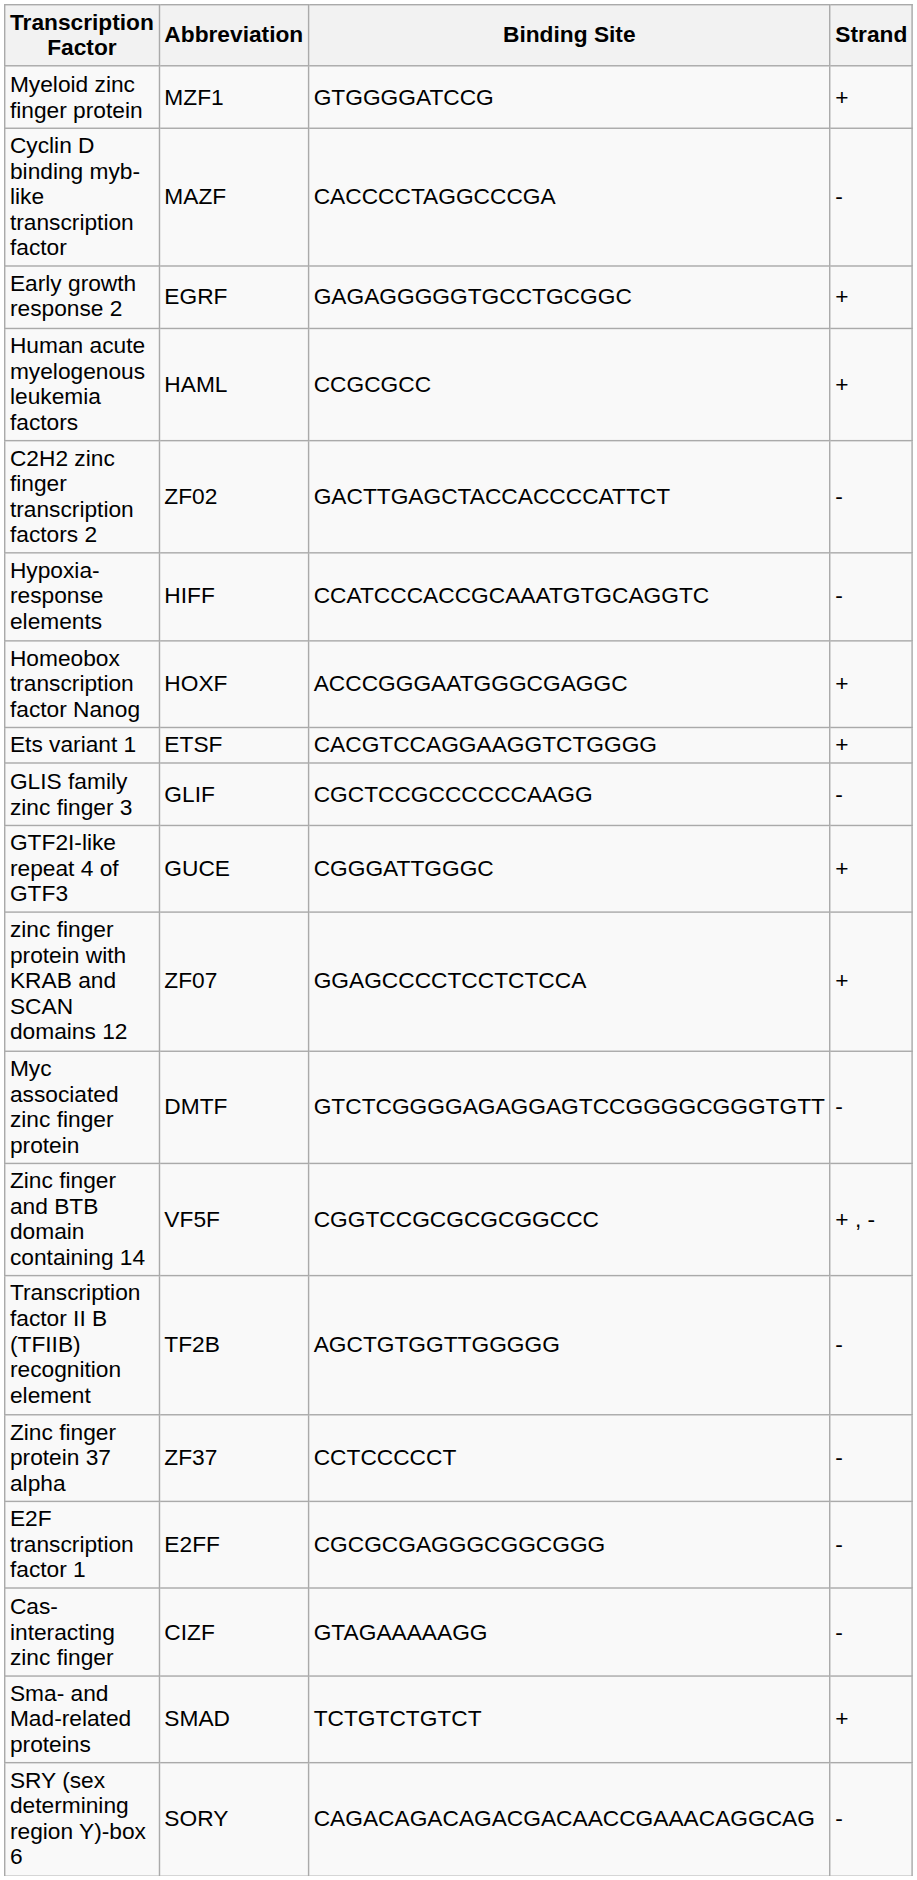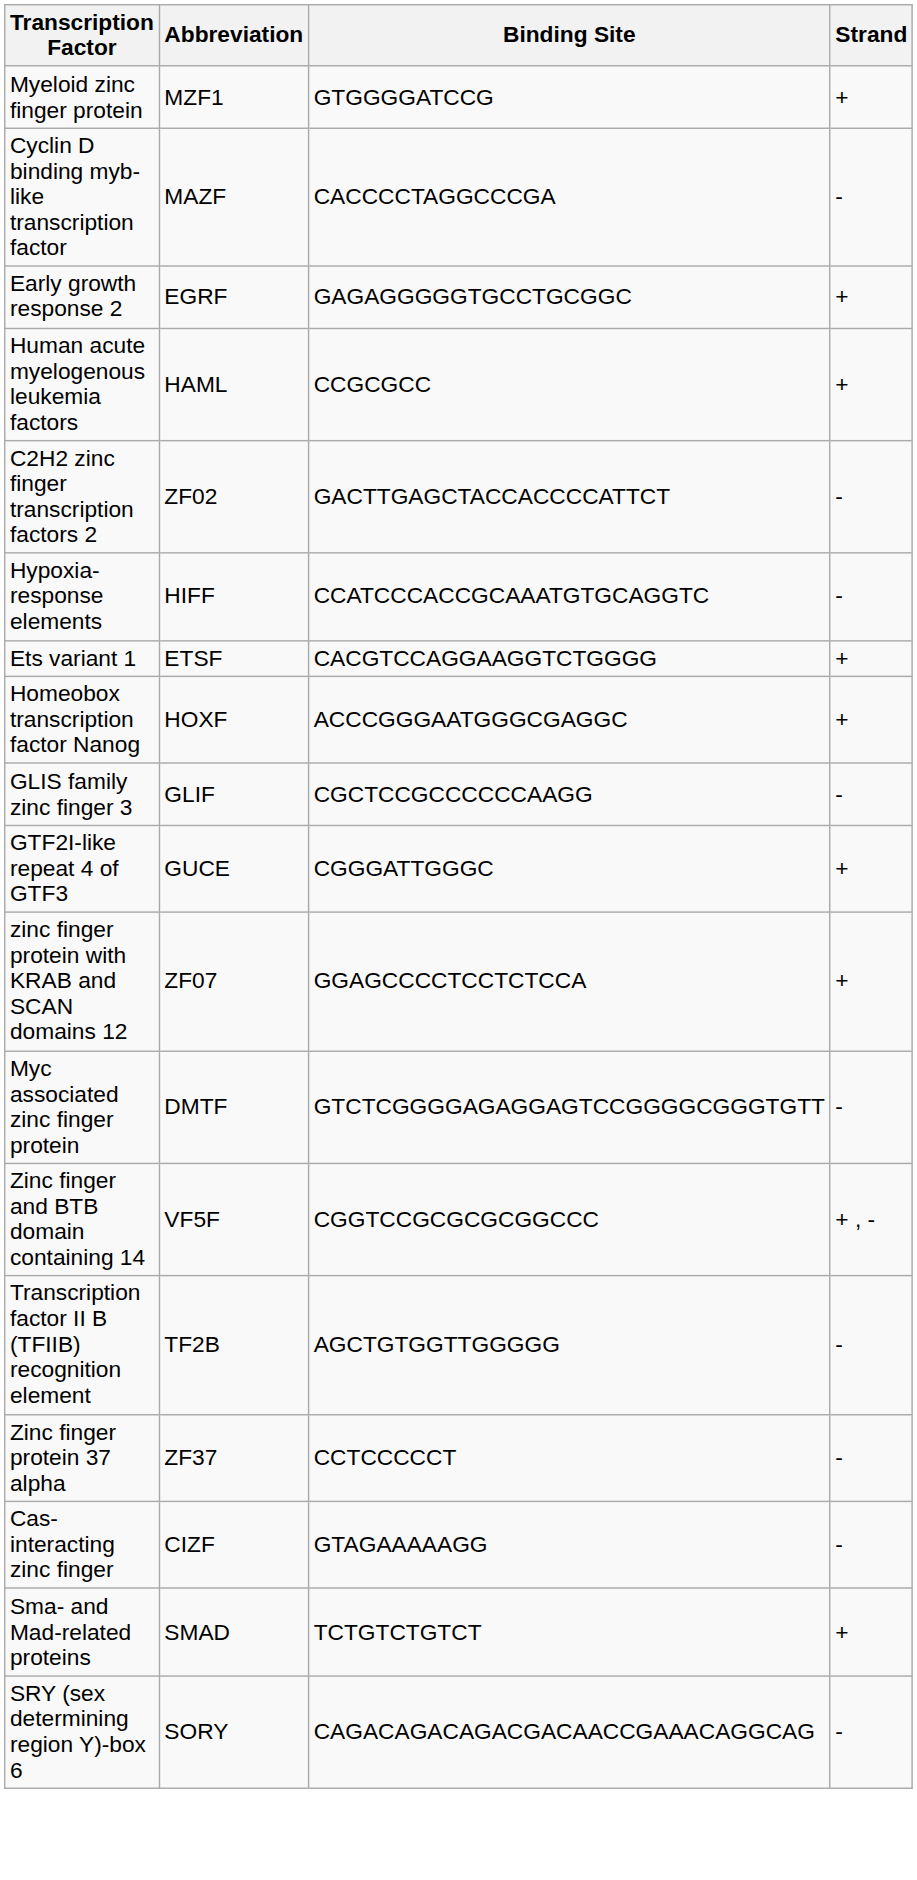rows swapped: (73, 745) <-> (75, 683)
- row: (72, 1544)
